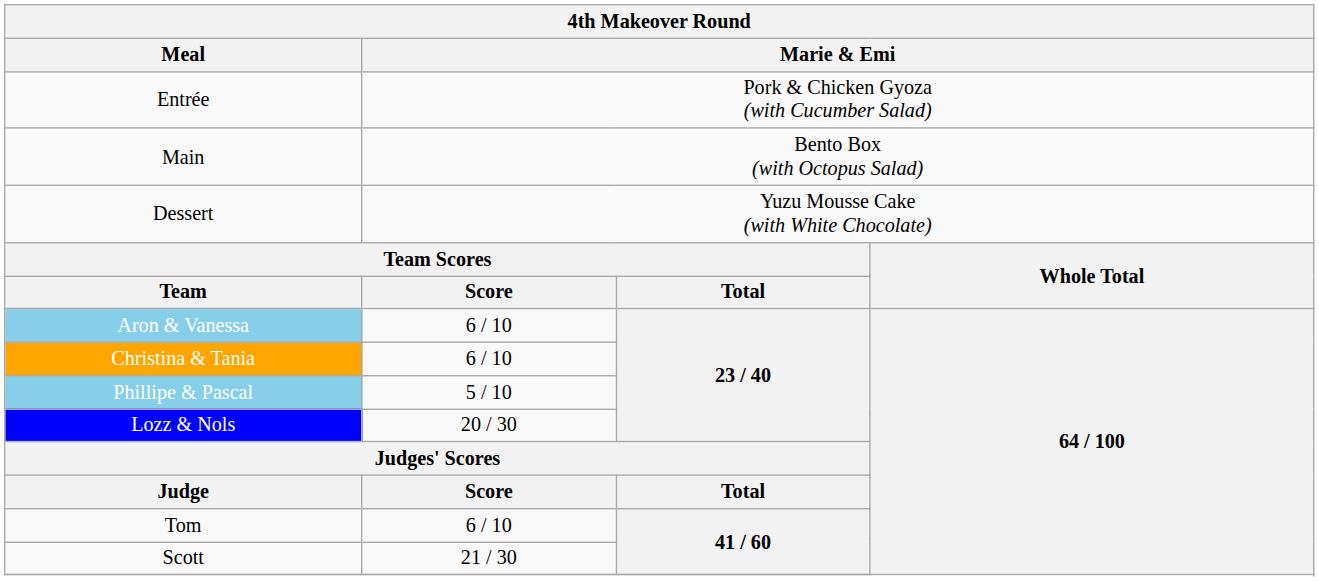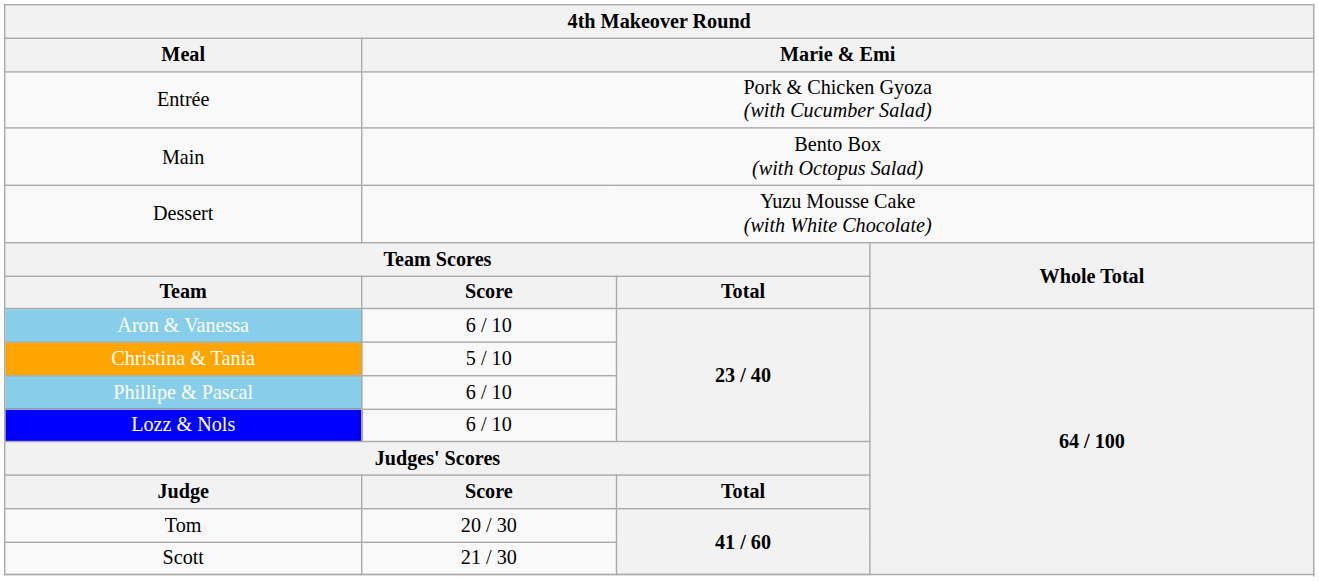(489, 358) 6 / 10 -> (489, 358) 5 / 10
(489, 392) 5 / 10 -> (489, 392) 6 / 10
(489, 425) 20 / 30 -> (489, 425) 6 / 10
(489, 525) 6 / 10 -> (489, 525) 20 / 30
